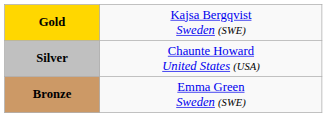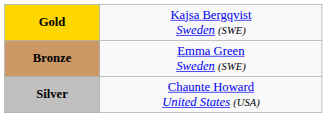rows swapped: (52, 58) <-> (52, 94)
